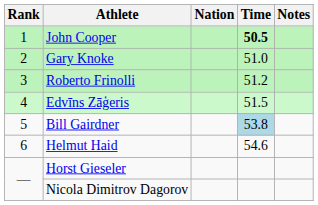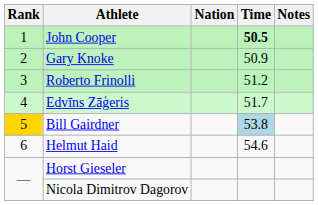(256, 59) 51.0 -> (256, 59) 50.9
(256, 102) 51.5 -> (256, 102) 51.7
(24, 124) no background -> (24, 124) gold background
